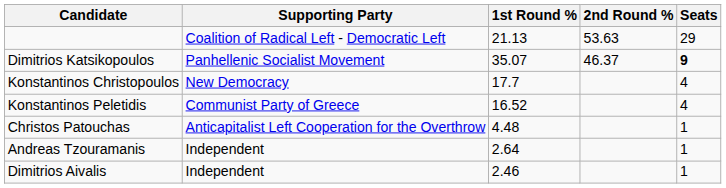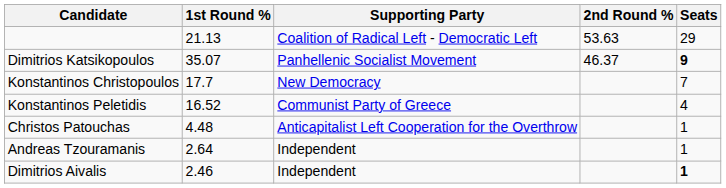columns swapped: (335, 15) <-> (534, 15)
(684, 82) 4 -> (684, 82) 7
(684, 171) normal -> (684, 171) bold
